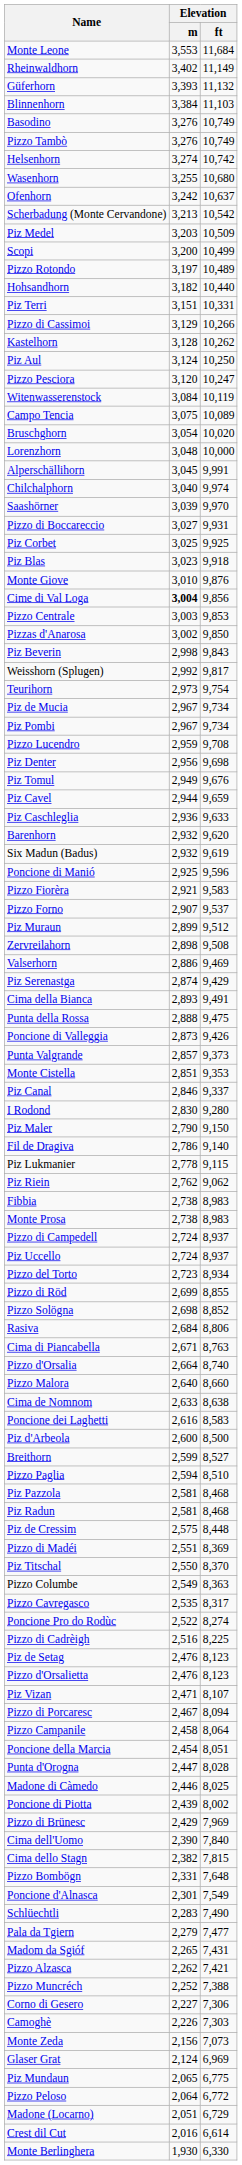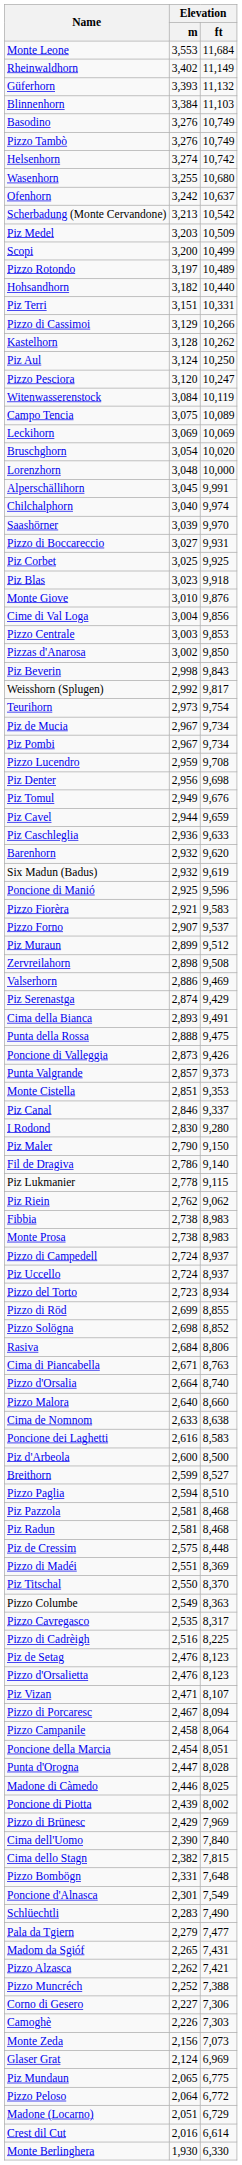+ row: (31, 433)
(185, 598) bold -> (185, 616) normal
- row: (62, 1621)
